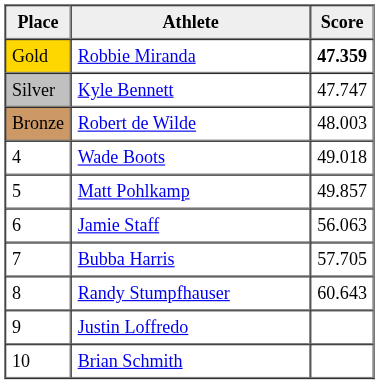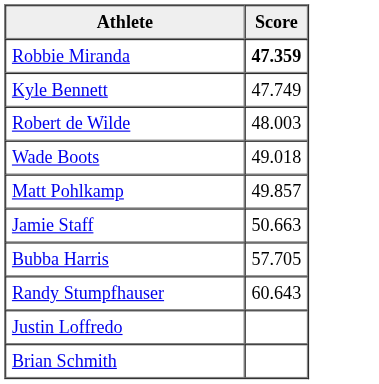- column: (38, 22)
(342, 89) 47.747 -> (276, 89) 47.749
(342, 225) 56.063 -> (276, 225) 50.663
